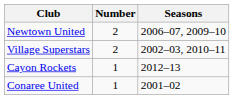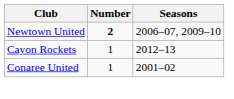(115, 31) normal -> (110, 31) bold
- row: (48, 49)
